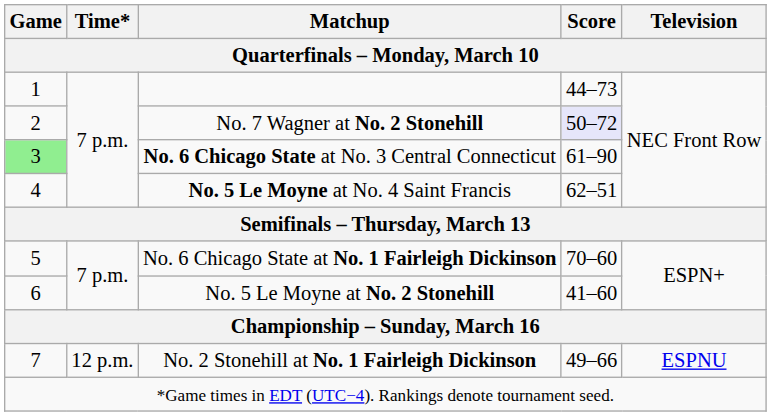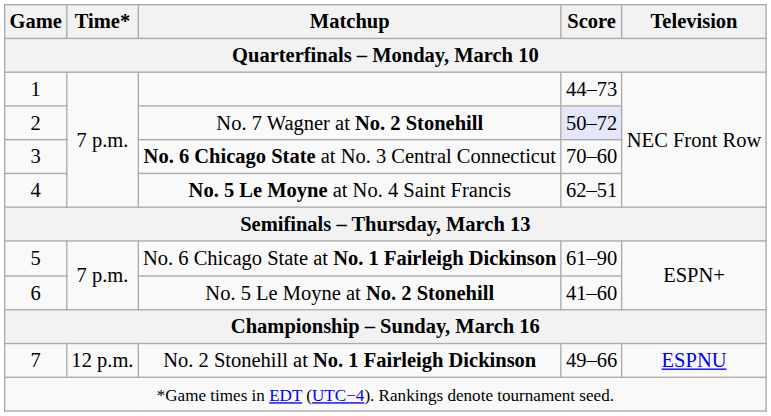(36, 156) lightgreen background -> (36, 156) no background
(592, 156) 61–90 -> (592, 156) 70–60
(592, 258) 70–60 -> (592, 258) 61–90
